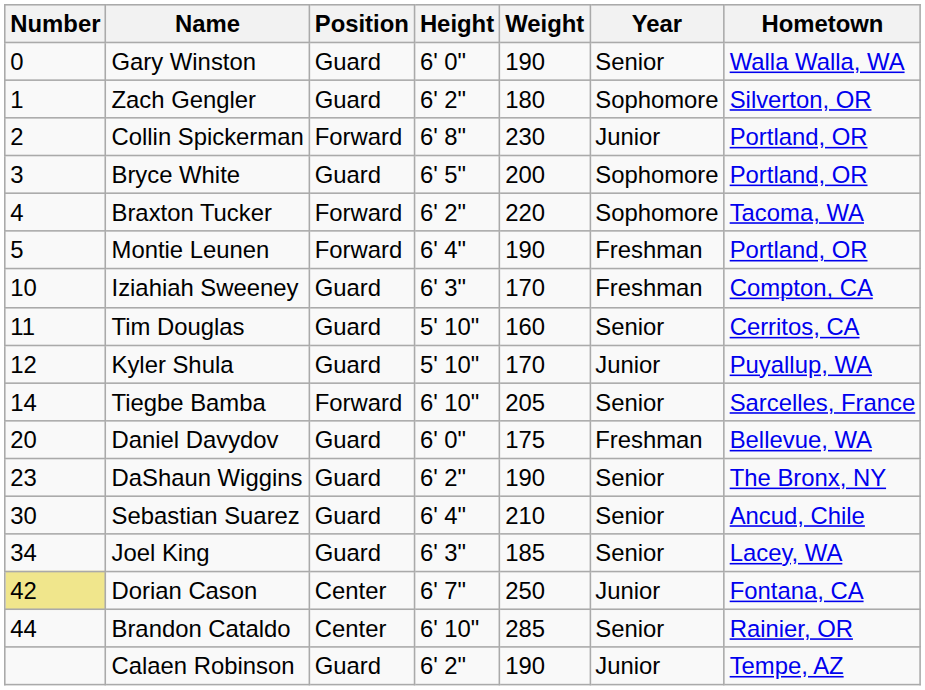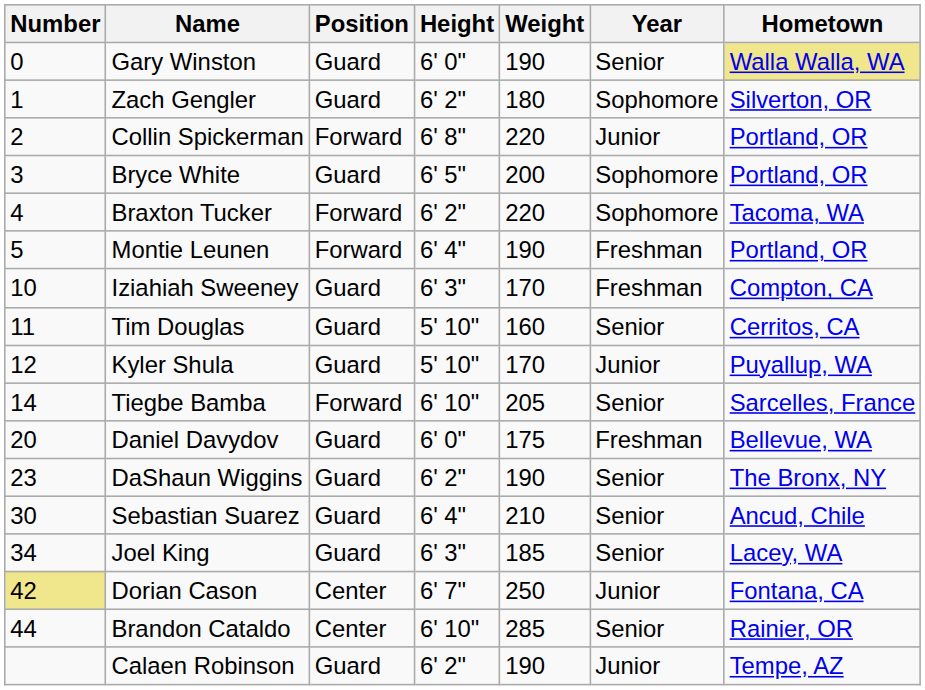(817, 62) no background -> (817, 62) khaki background
(525, 137) 230 -> (525, 137) 220
